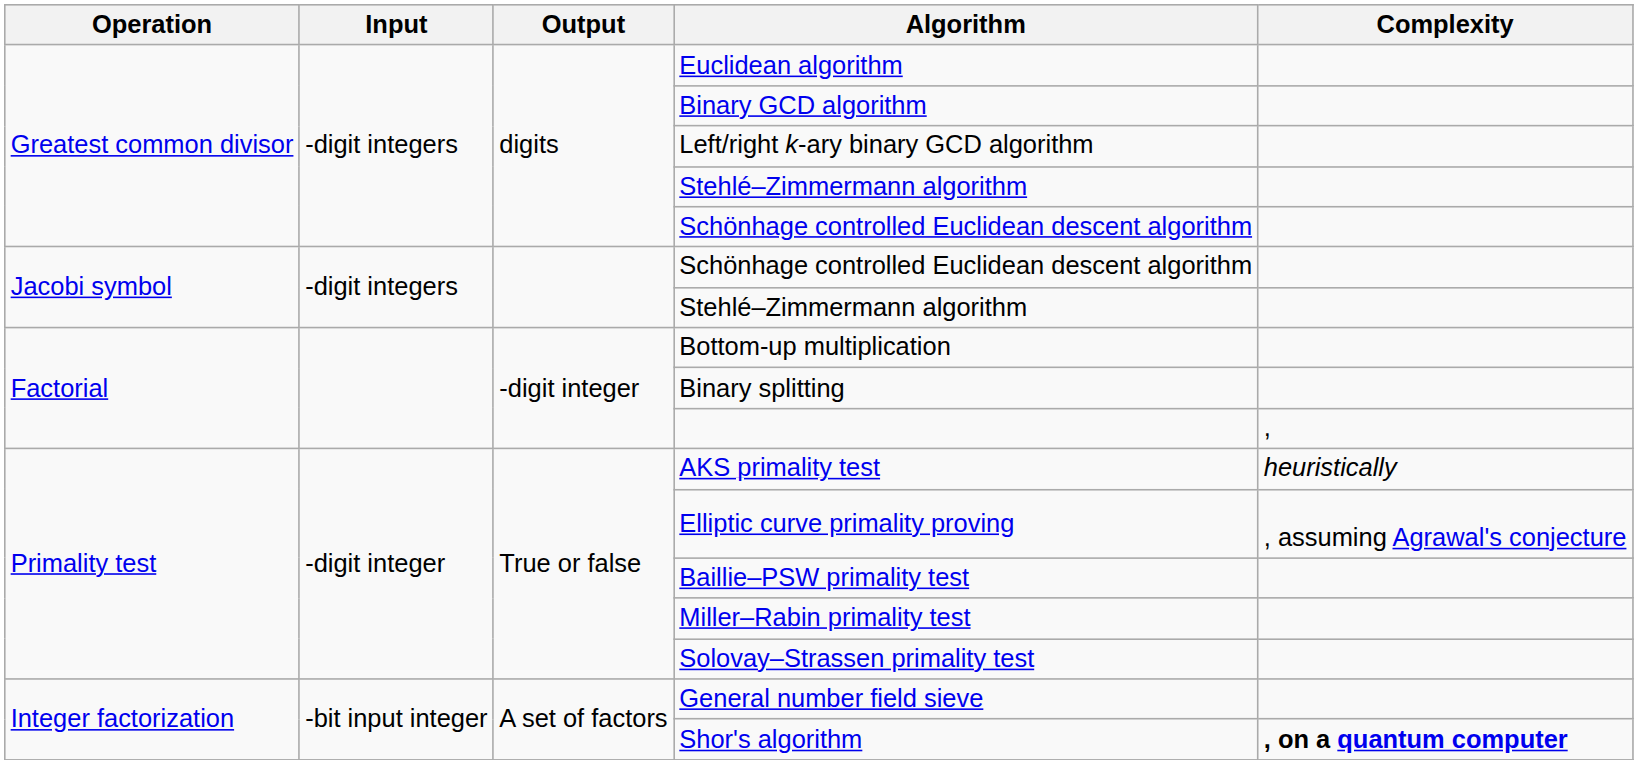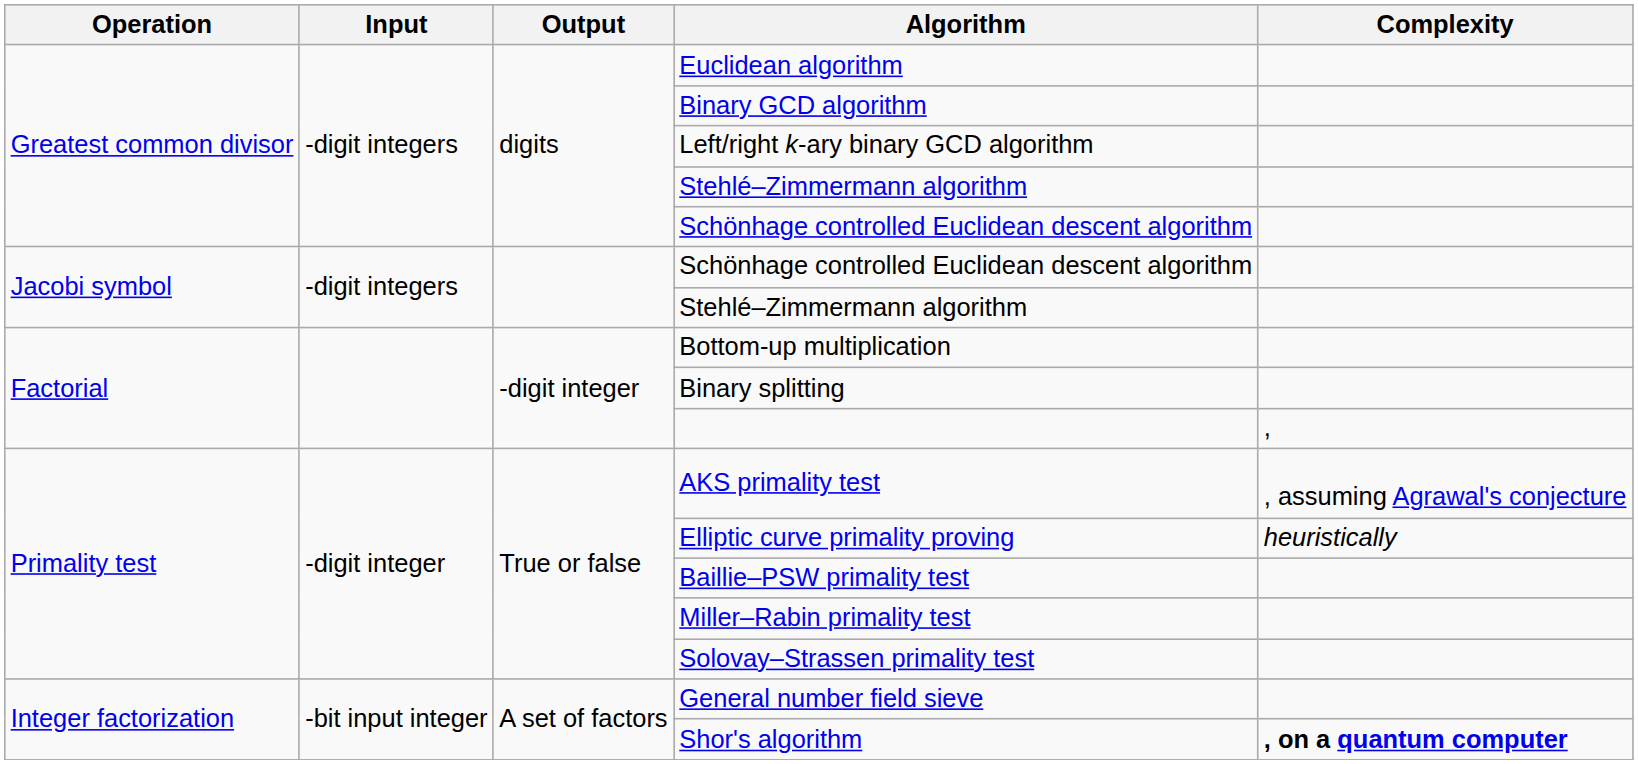(1330, 468) heuristically -> (1445, 497) , assuming Agrawal's conjecture
(1445, 537) , assuming Agrawal's conjecture -> (1330, 537) heuristically
